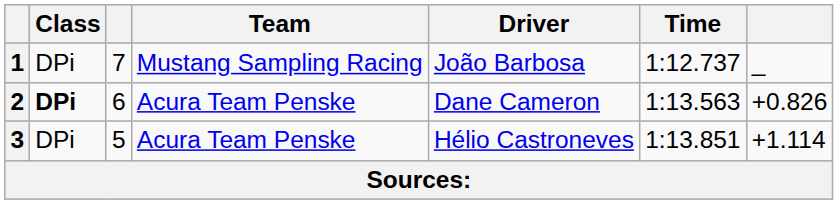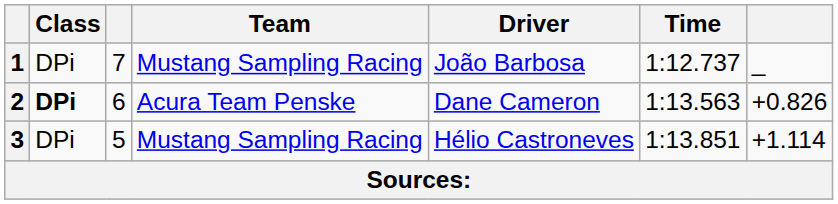(246, 140) Acura Team Penske -> (280, 140) Mustang Sampling Racing
